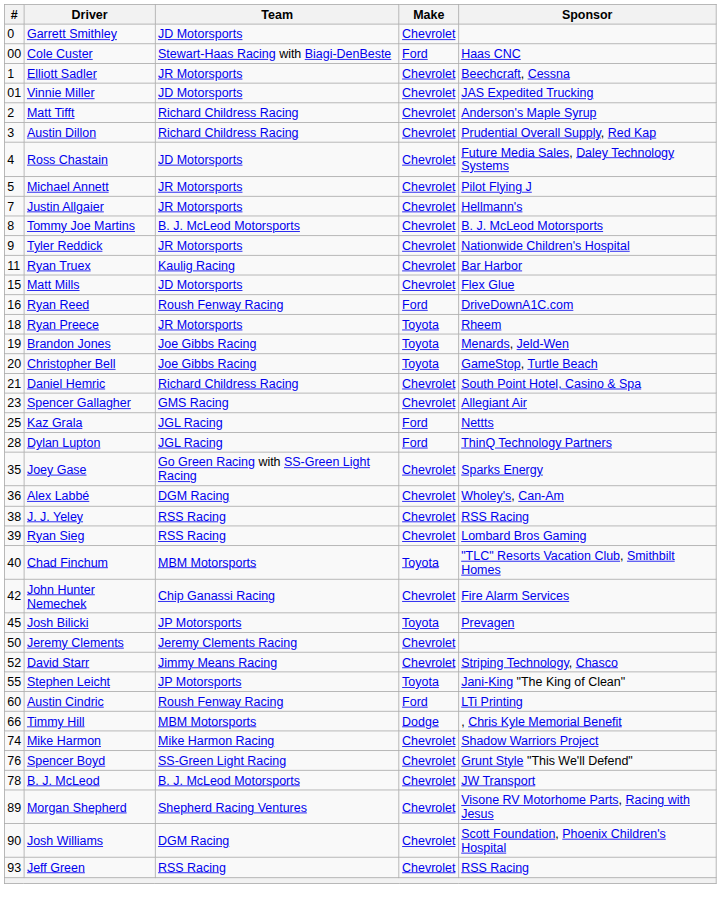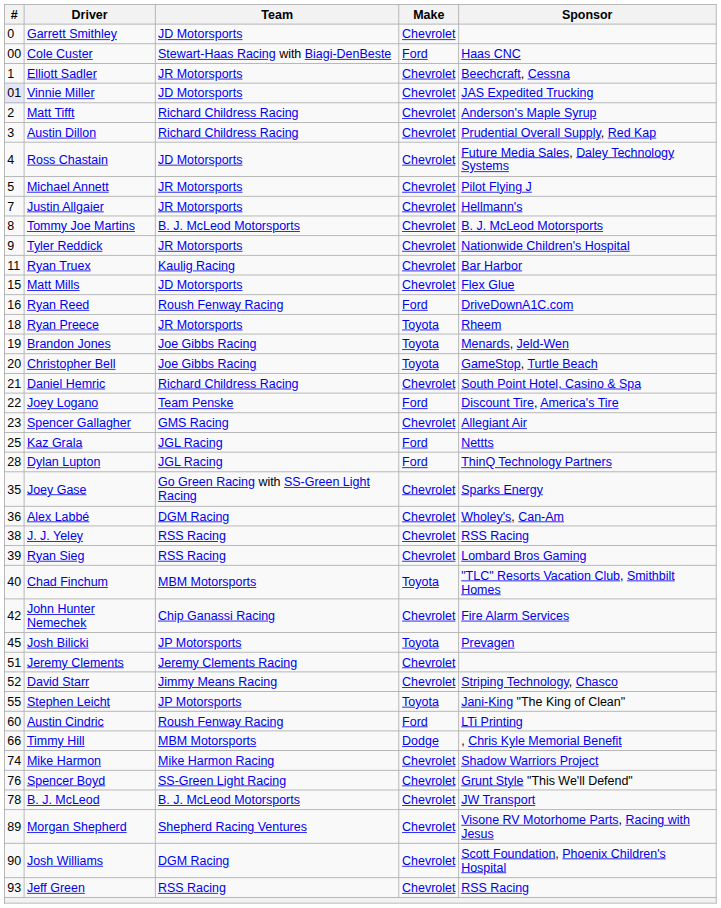(14, 93) no background -> (14, 93) lavender background
+ row: (63, 403)
(14, 642) 50 -> (14, 662) 51
